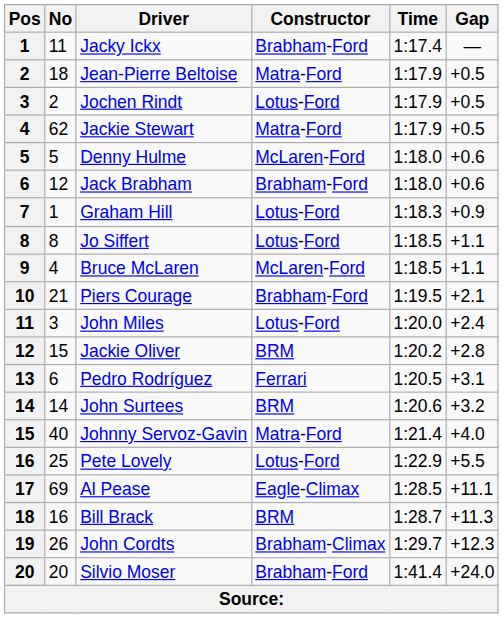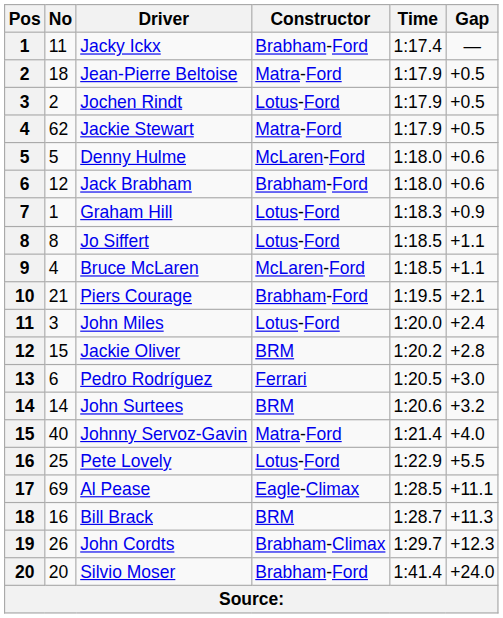(467, 378) +3.1 -> (467, 378) +3.0
